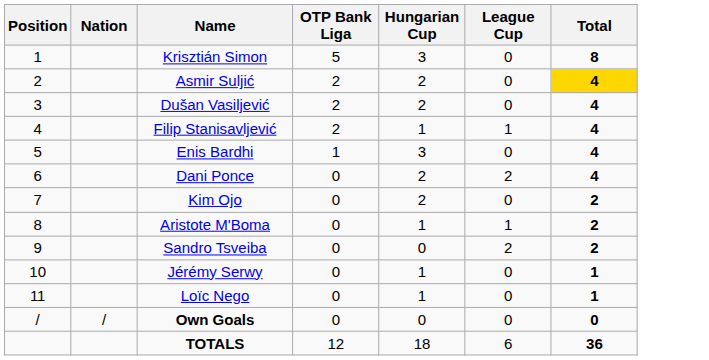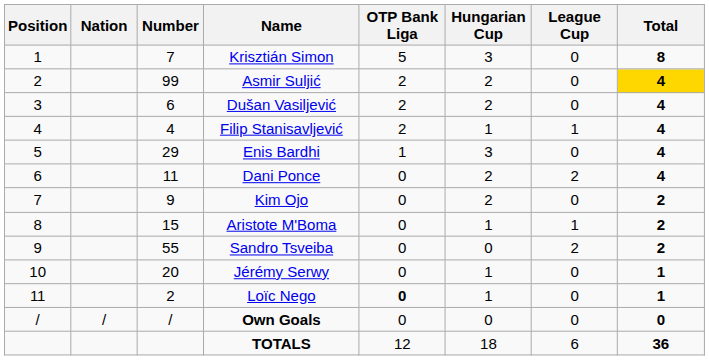+ column: (170, 25)
(336, 295) normal -> (402, 295) bold
